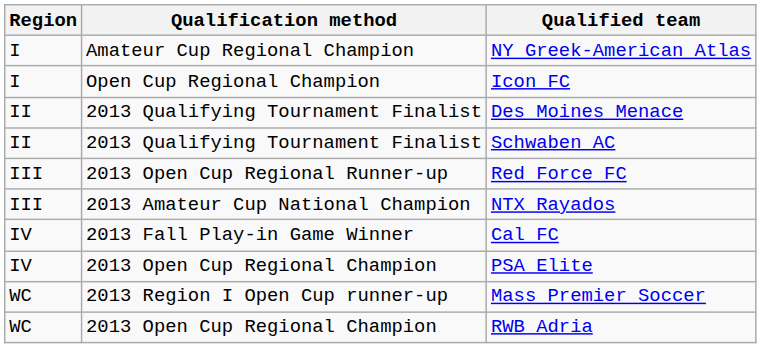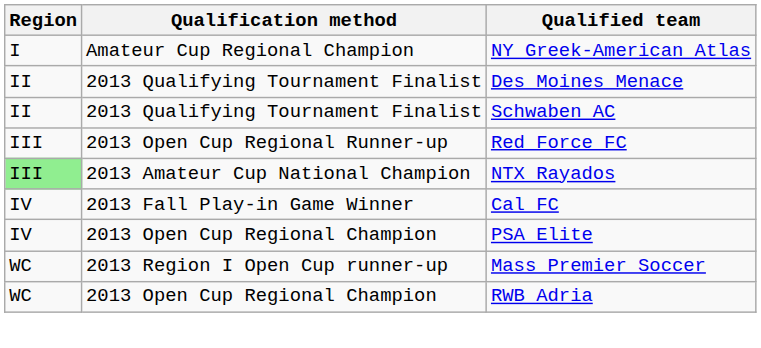- row: (531, 82)
(26, 204) no background -> (26, 174) lightgreen background
